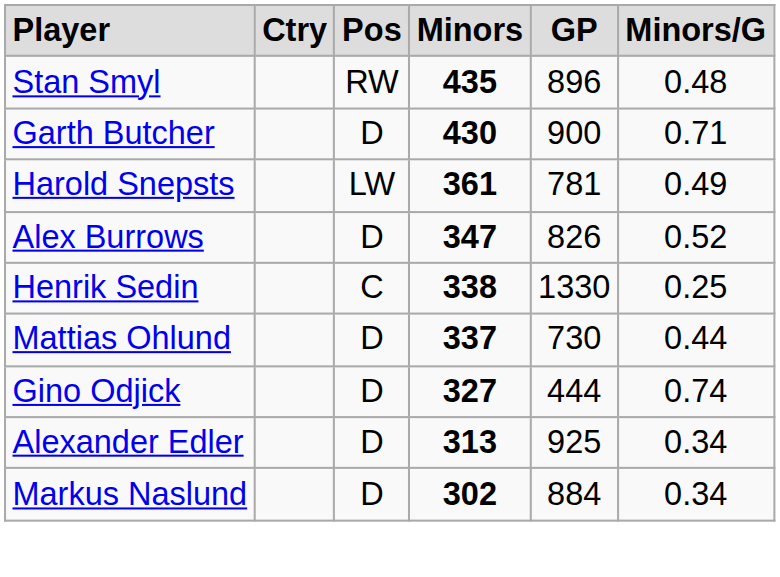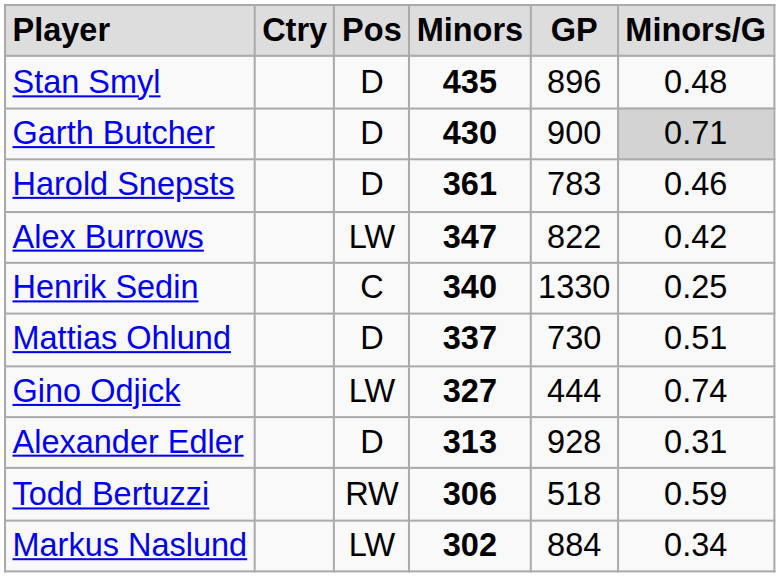(372, 81) RW -> (372, 81) D
(696, 133) no background -> (696, 133) lightgrey background
(372, 184) LW -> (372, 184) D
(574, 184) 781 -> (574, 184) 783
(696, 184) 0.49 -> (696, 184) 0.46
(372, 236) D -> (372, 236) LW
(574, 236) 826 -> (574, 236) 822
(696, 236) 0.52 -> (696, 236) 0.42
(470, 287) 338 -> (470, 287) 340
(696, 339) 0.44 -> (696, 339) 0.51
(372, 390) D -> (372, 390) LW
(574, 442) 925 -> (574, 442) 928
(696, 442) 0.34 -> (696, 442) 0.31
+ row: (111, 493)
(372, 493) D -> (372, 545) LW
